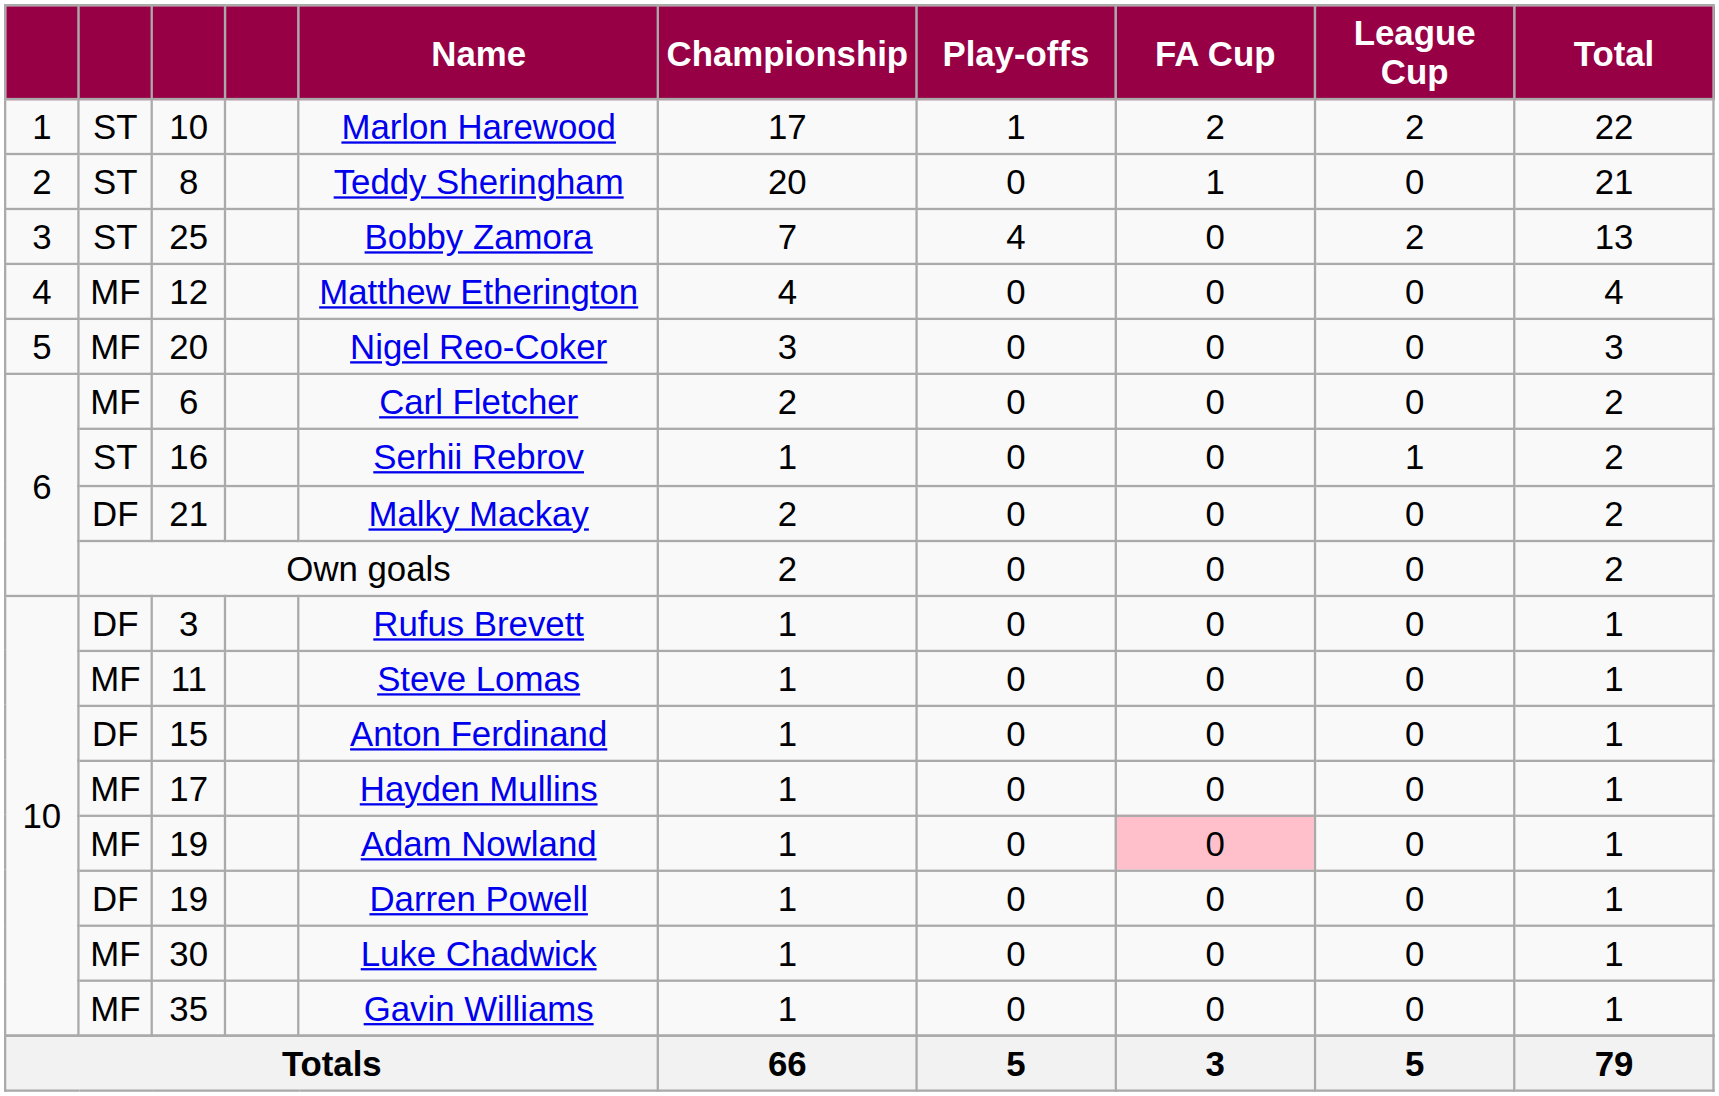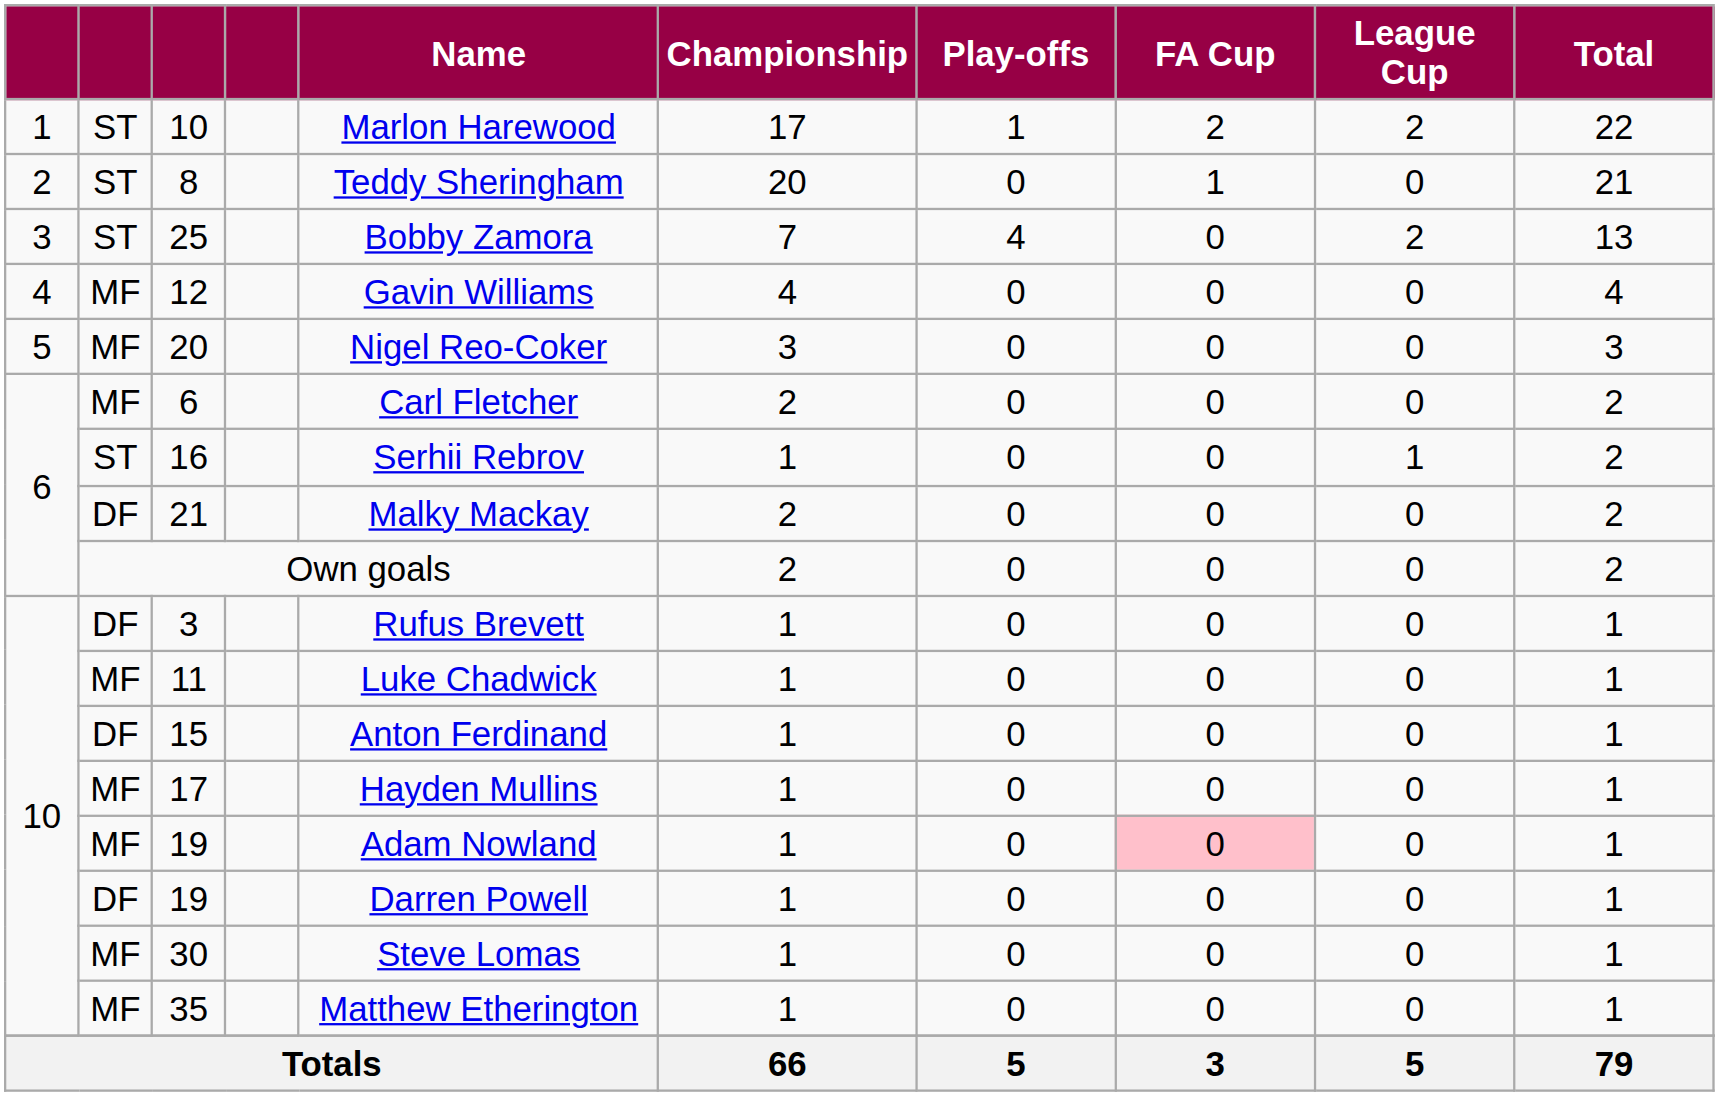(479, 292) Matthew Etherington -> (479, 292) Gavin Williams
(479, 678) Steve Lomas -> (479, 678) Luke Chadwick
(479, 953) Luke Chadwick -> (479, 953) Steve Lomas
(479, 1009) Gavin Williams -> (479, 1009) Matthew Etherington
